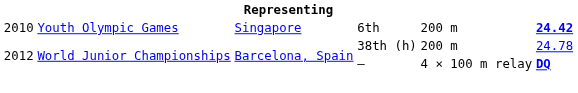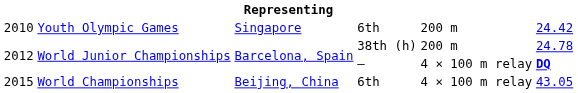(555, 28) bold -> (555, 28) normal
+ row: (19, 82)
